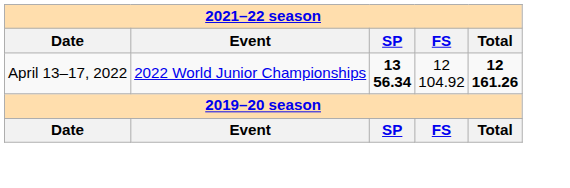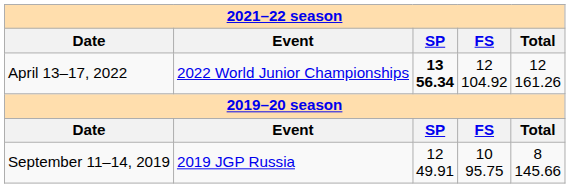(495, 73) bold -> (538, 73) normal
+ row: (89, 162)
